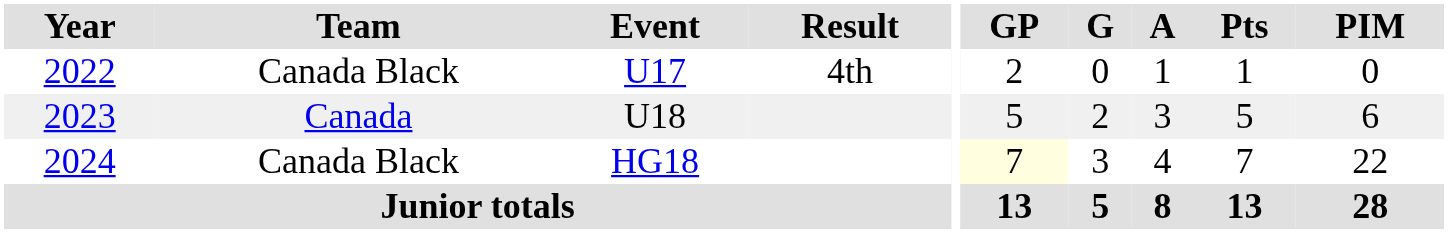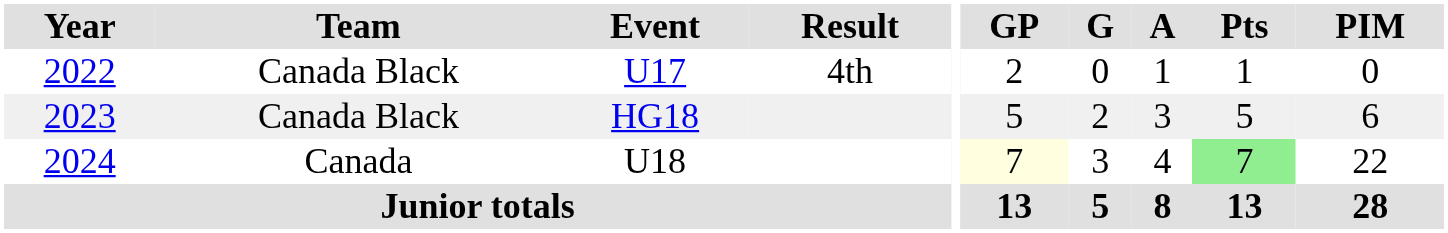(358, 115) Canada -> (358, 115) Canada Black
(655, 115) U18 -> (655, 115) HG18
(358, 160) Canada Black -> (358, 160) Canada
(655, 160) HG18 -> (655, 160) U18
(1245, 160) no background -> (1245, 160) lightgreen background
